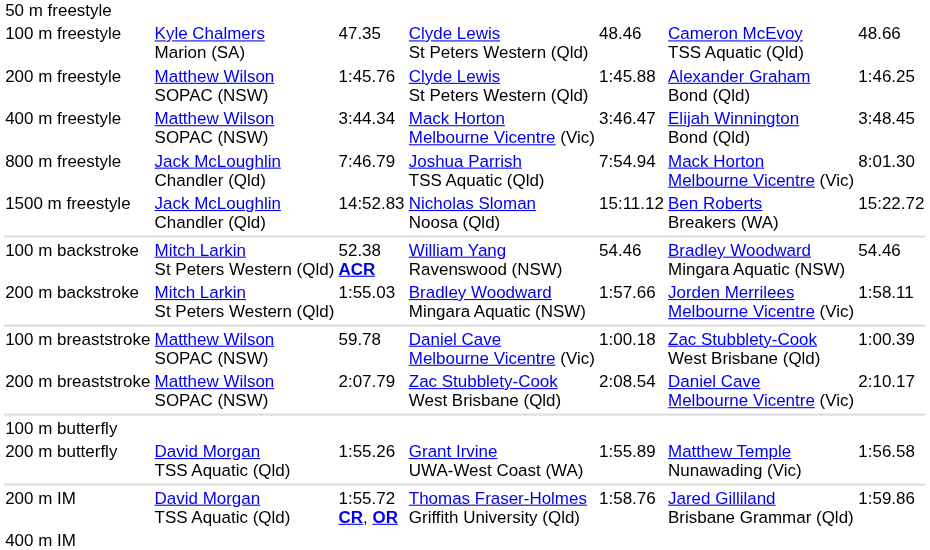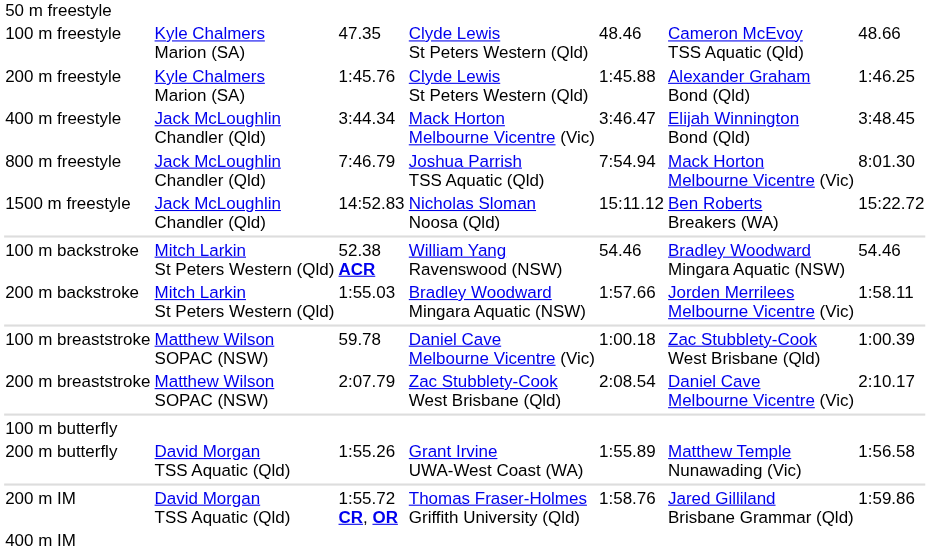(214, 85) Matthew Wilson SOPAC (NSW) -> (210, 85) Kyle Chalmers Marion (SA)
(214, 128) Matthew Wilson SOPAC (NSW) -> (218, 128) Jack McLoughlin Chandler (Qld)
